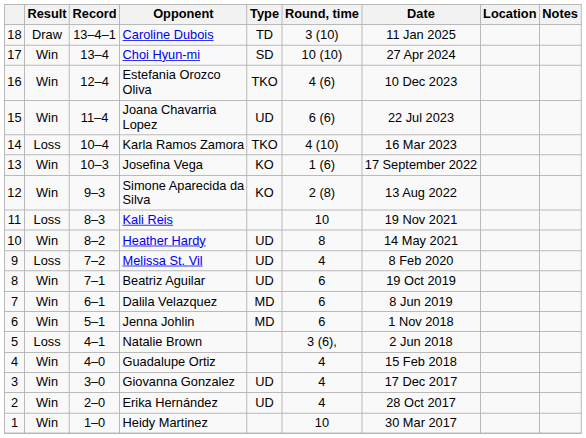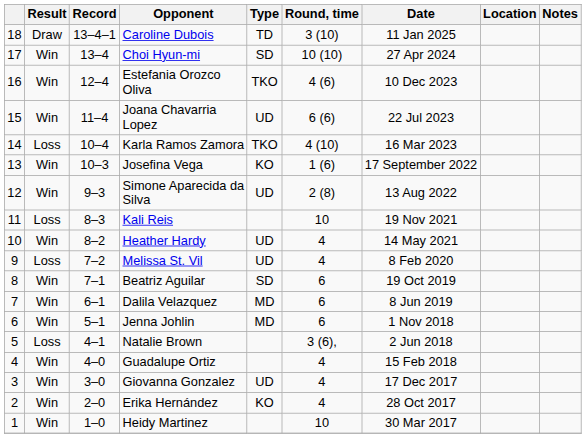(265, 192) KO -> (265, 192) UD
(322, 240) 8 -> (322, 240) 4
(265, 281) UD -> (265, 281) SD
(265, 402) UD -> (265, 402) KO
